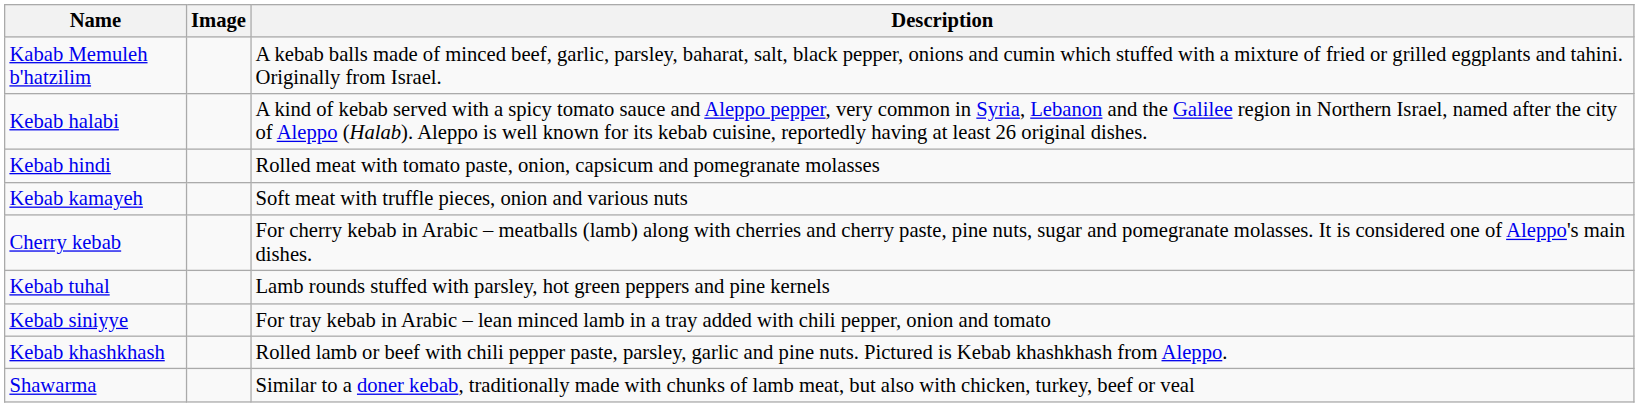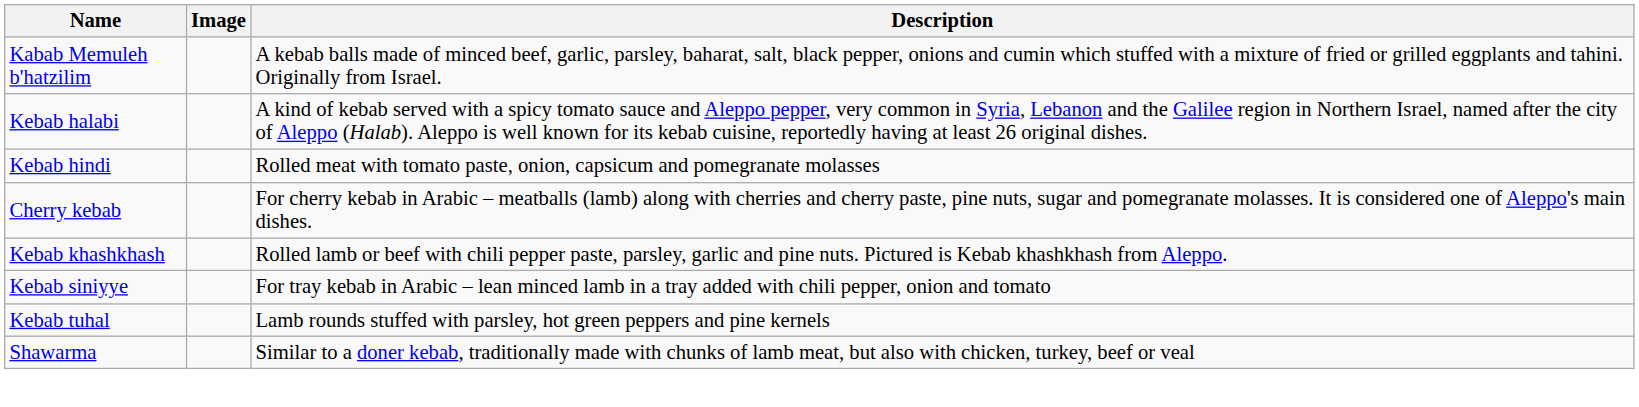- row: (76, 198)
rows swapped: (87, 352) <-> (60, 286)
